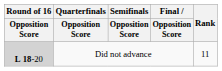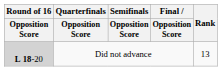(205, 54) 11 -> (205, 54) 13
